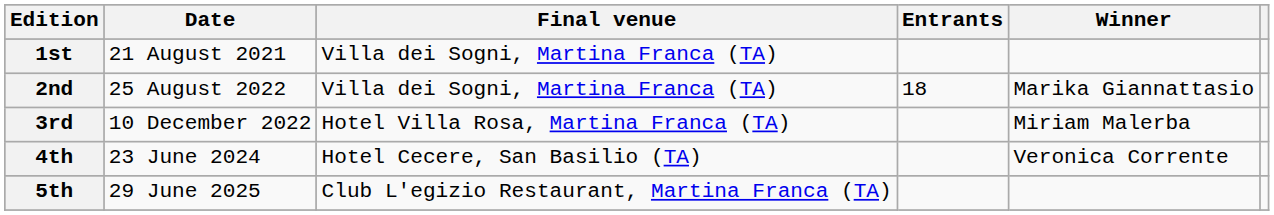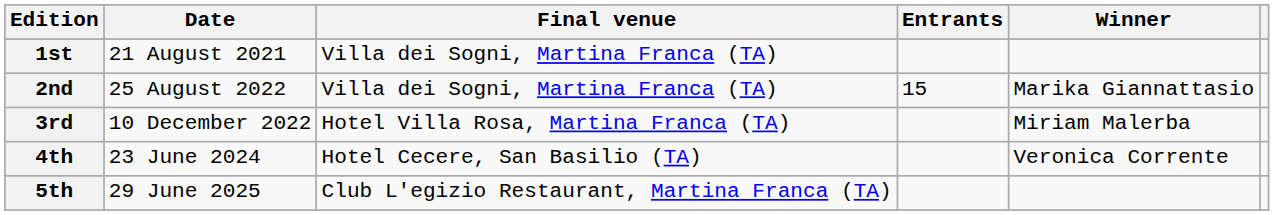(915, 90) 18 -> (915, 90) 15
